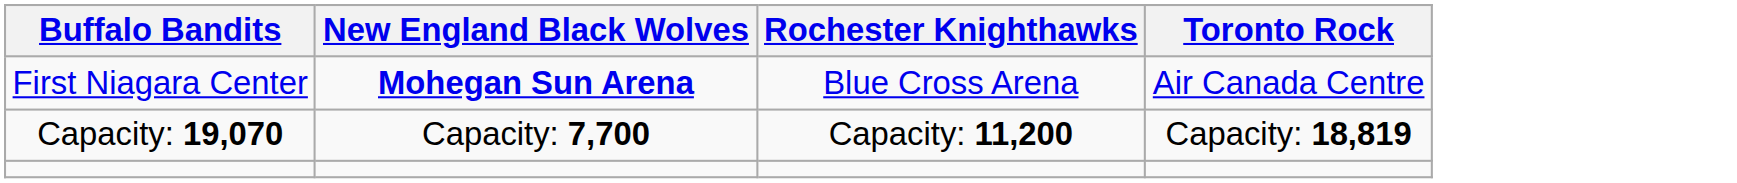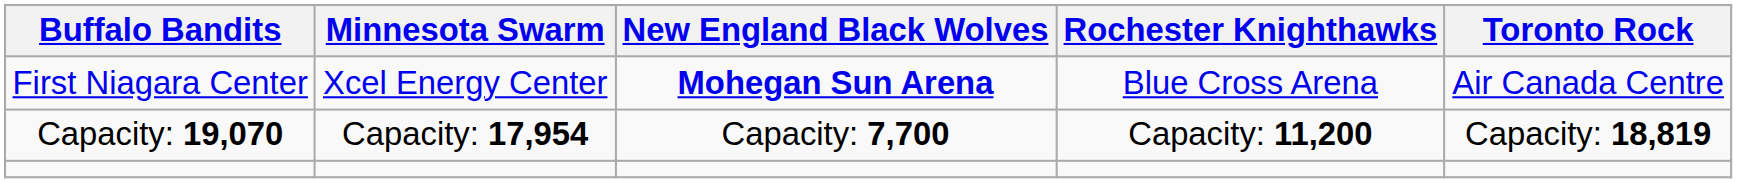+ column: (465, 30)
